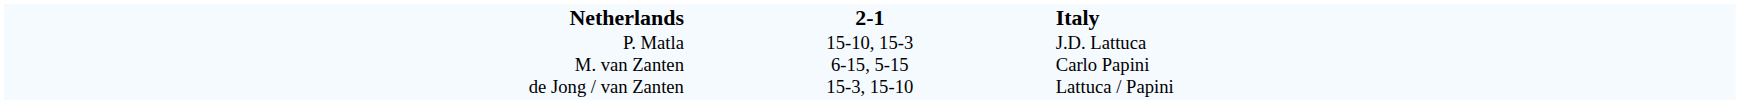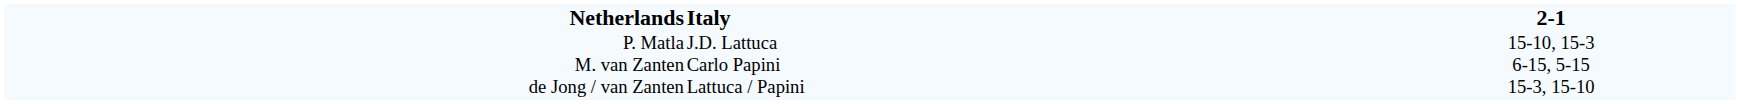columns swapped: (870, 17) <-> (1078, 17)
